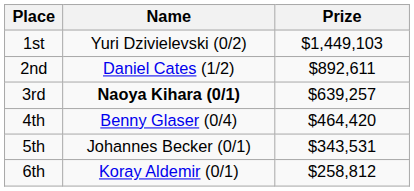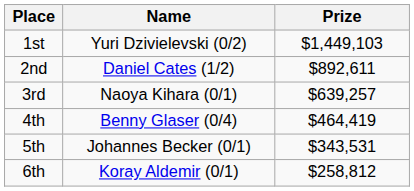(169, 95) bold -> (169, 95) normal
(342, 120) $464,420 -> (342, 120) $464,419
